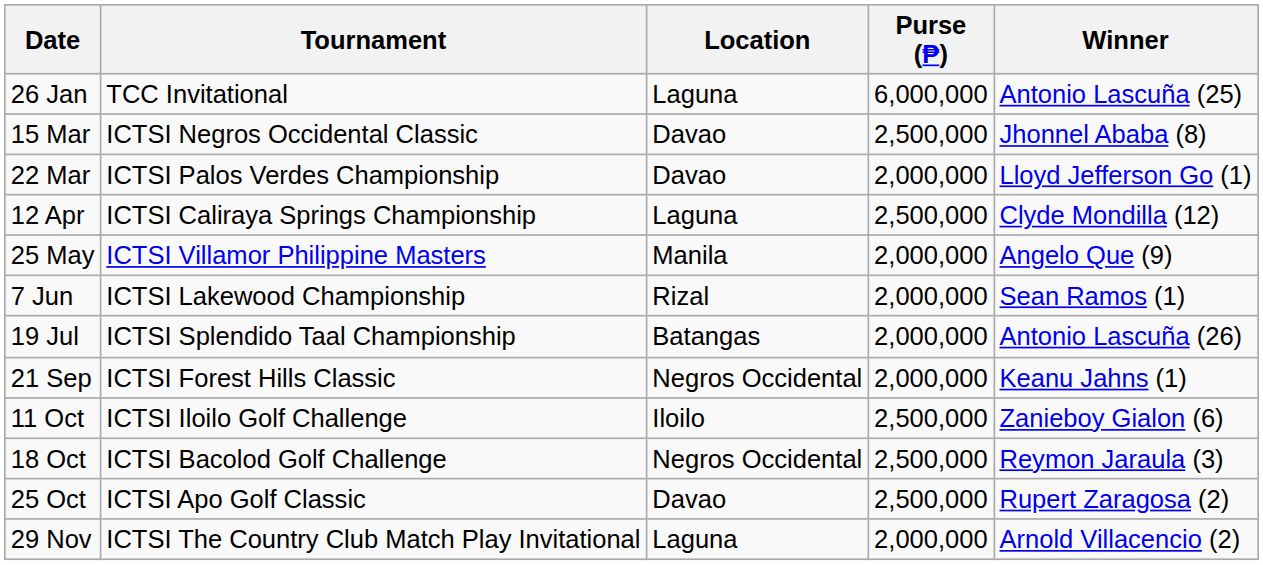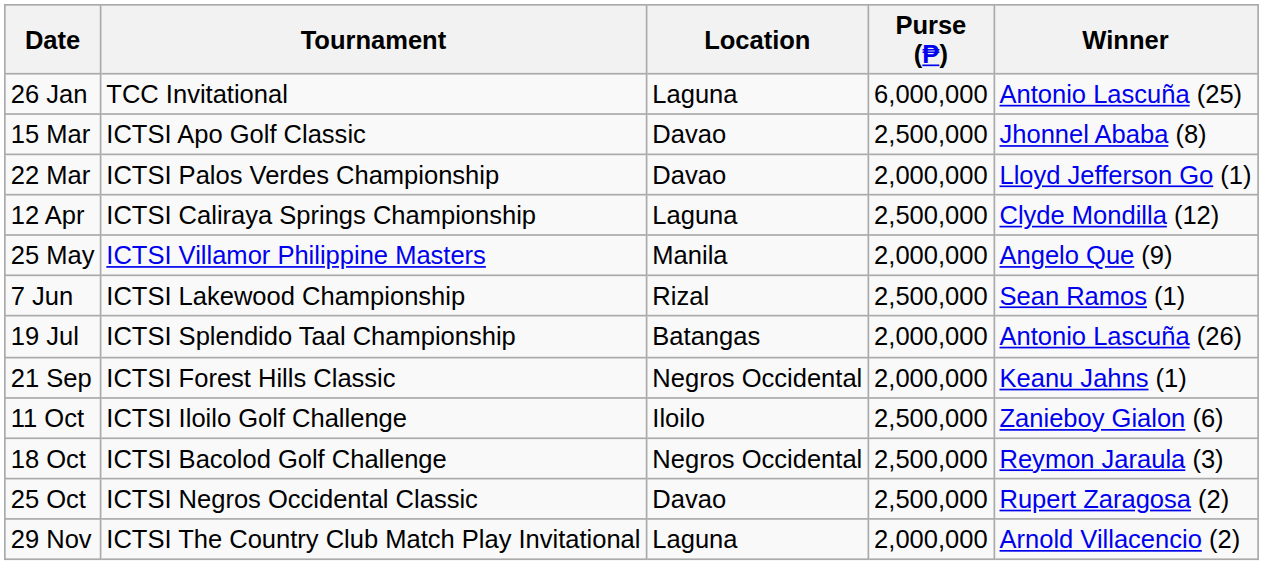(292, 135) ICTSI Negros Occidental Classic -> (236, 135) ICTSI Apo Golf Classic
(931, 296) 2,000,000 -> (931, 296) 2,500,000
(236, 498) ICTSI Apo Golf Classic -> (292, 498) ICTSI Negros Occidental Classic
